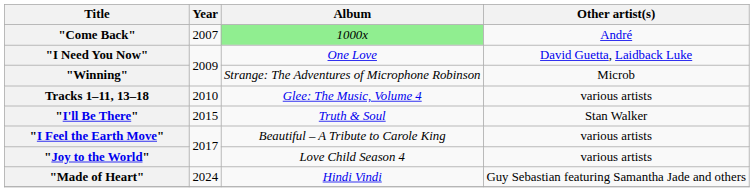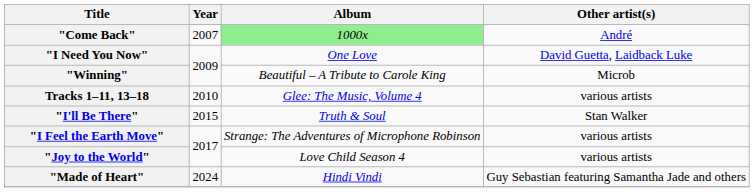(352, 75) Strange: The Adventures of Microphone Robinson -> (352, 75) Beautiful – A Tribute to Carole King
(352, 136) Beautiful – A Tribute to Carole King -> (352, 136) Strange: The Adventures of Microphone Robinson
